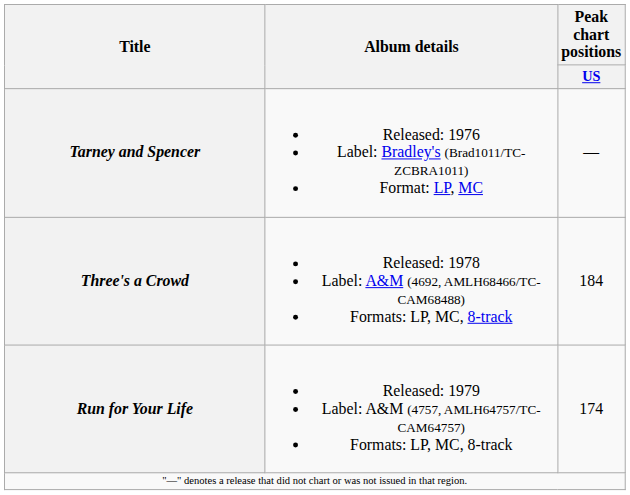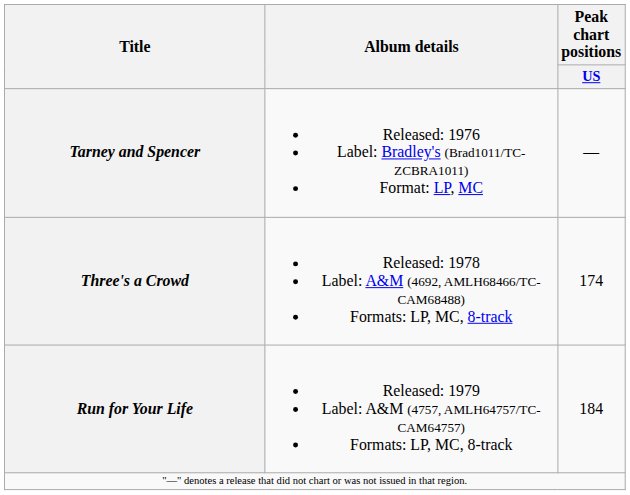(591, 280) 184 -> (591, 280) 174
(591, 408) 174 -> (591, 408) 184
